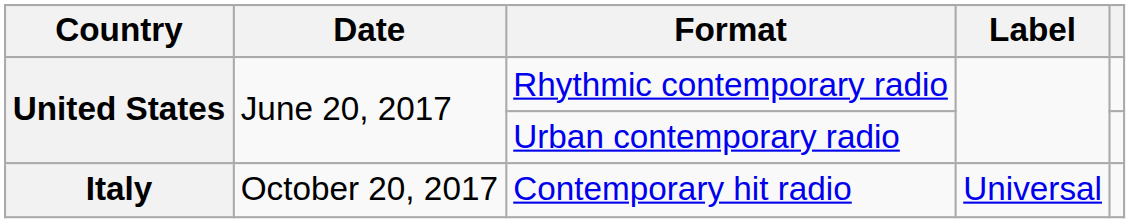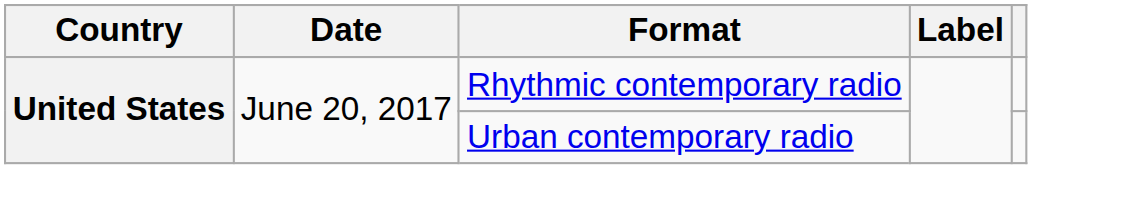- row: (683, 189)
